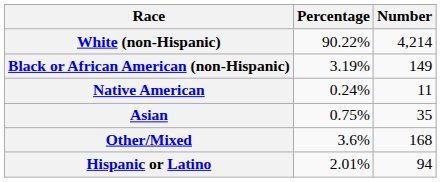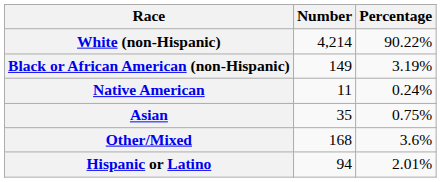columns swapped: (405, 16) <-> (333, 16)
